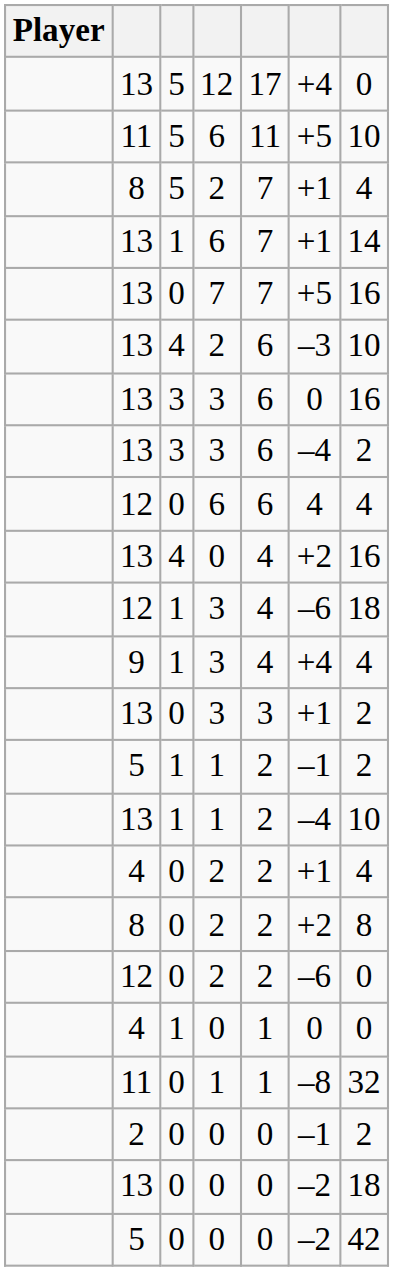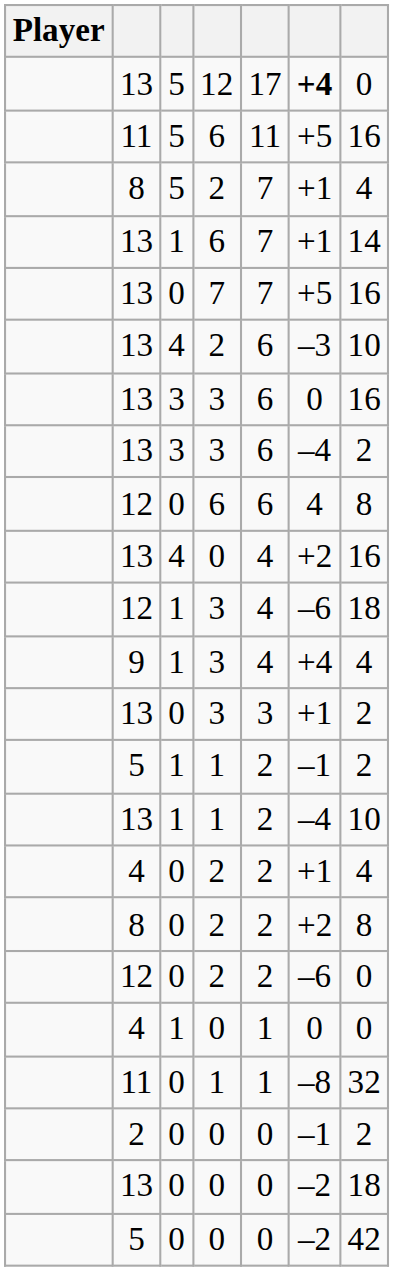(314, 83) normal -> (315, 83) bold
(364, 135) 10 -> (364, 135) 16
(364, 503) 4 -> (364, 503) 8
